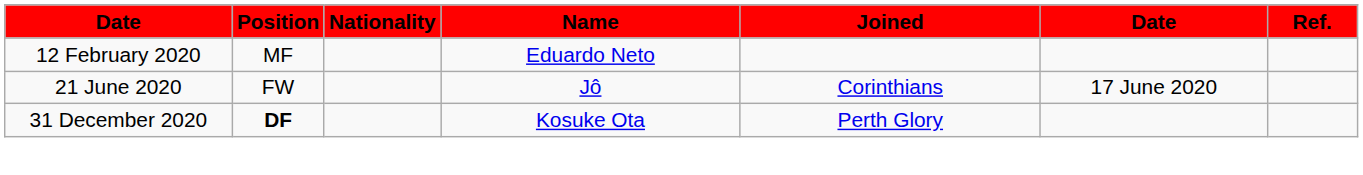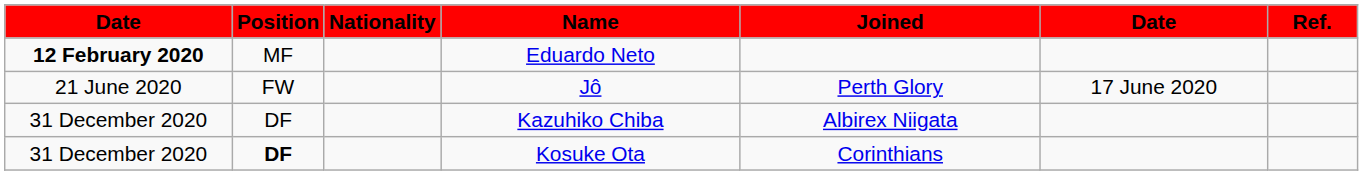(118, 55) normal -> (118, 55) bold
(890, 88) Corinthians -> (890, 88) Perth Glory
+ row: (590, 121)
(890, 121) Perth Glory -> (890, 154) Corinthians
